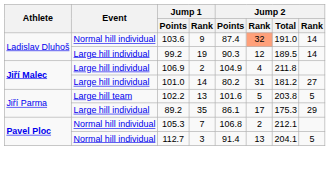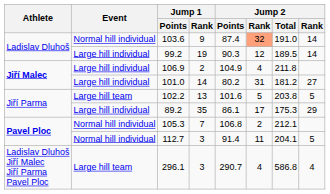(259, 139) 13 -> (259, 139) 11
+ row: (173, 168)
